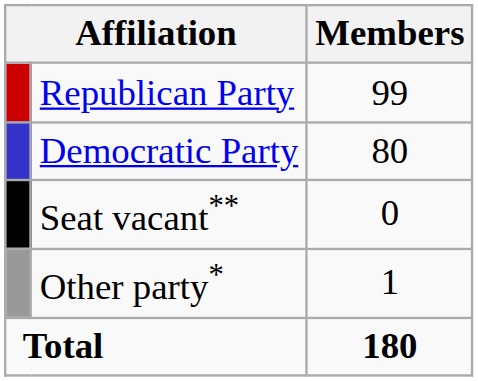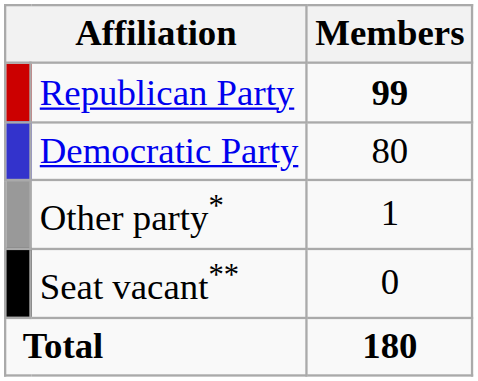(390, 92) normal -> (390, 92) bold
rows swapped: (132, 282) <-> (139, 213)
